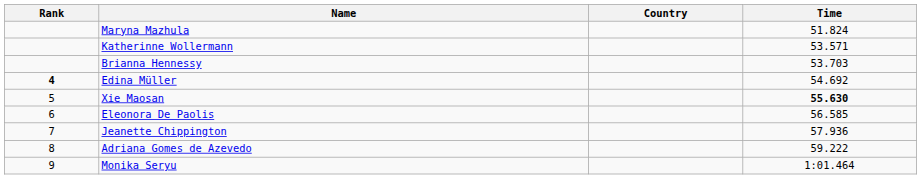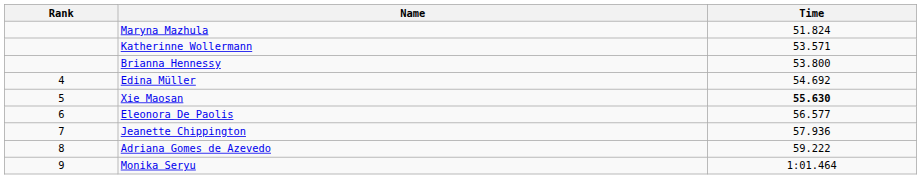- column: (666, 13)
(829, 64) 53.703 -> (812, 64) 53.800
(52, 81) bold -> (61, 81) normal
(829, 115) 56.585 -> (812, 115) 56.577
